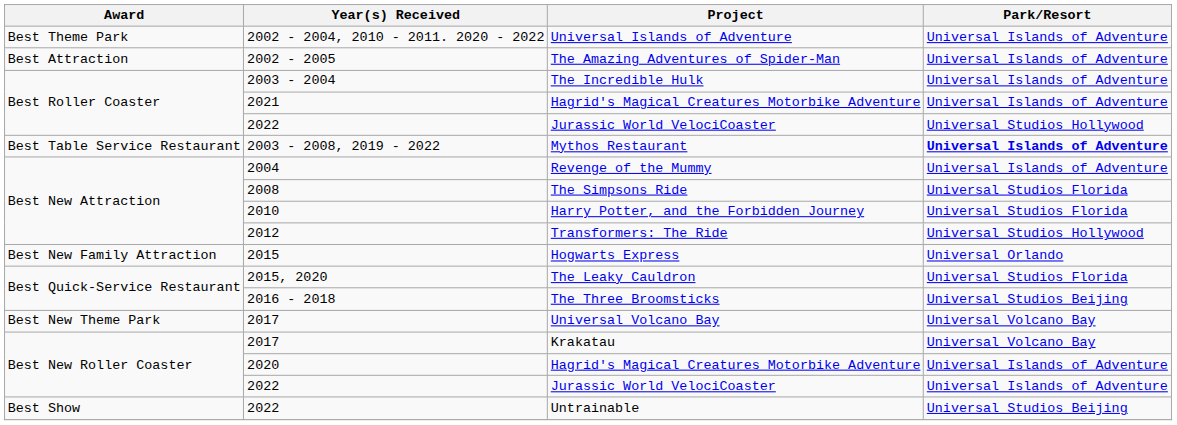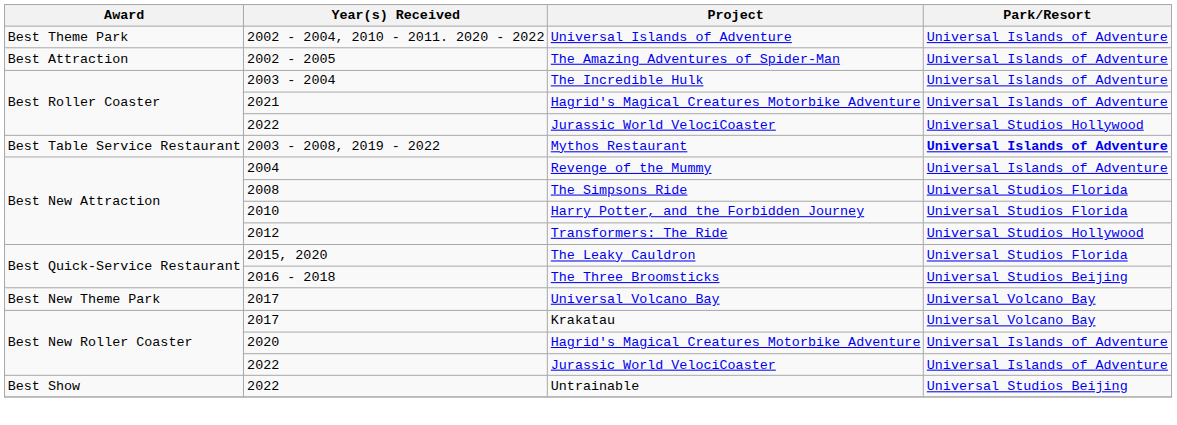- row: (112, 255)
